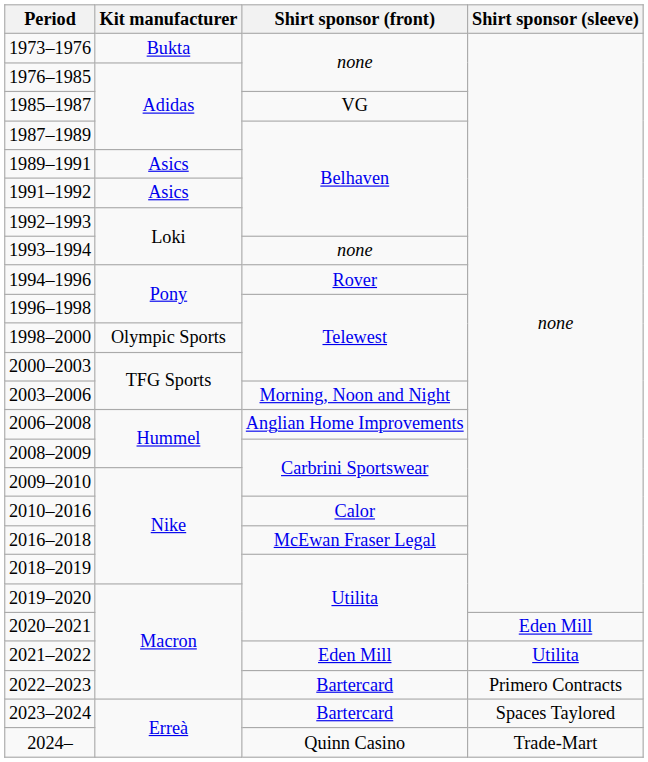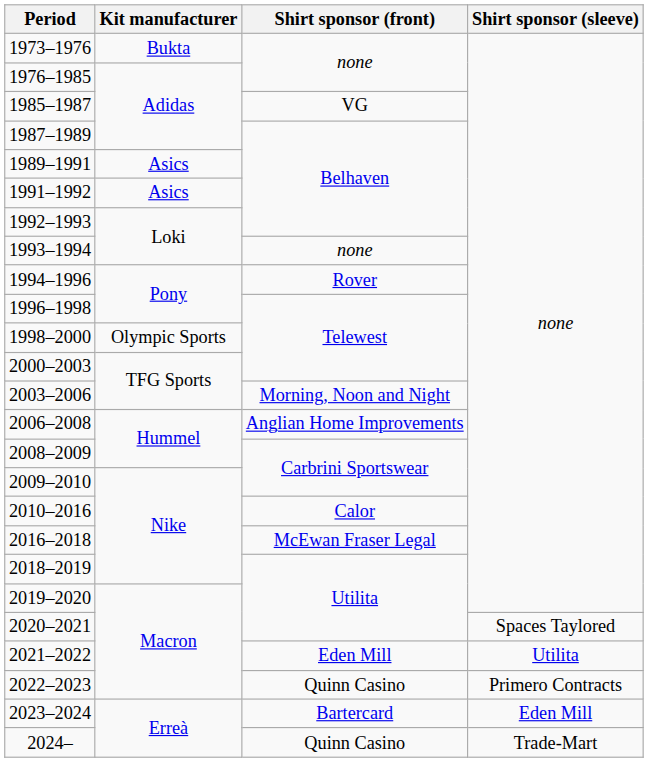(556, 626) Eden Mill -> (556, 626) Spaces Taylored
(355, 684) Bartercard -> (355, 684) Quinn Casino
(556, 713) Spaces Taylored -> (556, 713) Eden Mill
